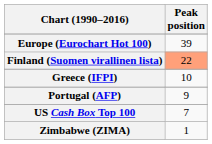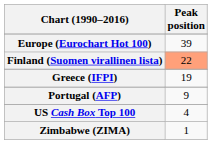(186, 78) 10 -> (186, 78) 19
(186, 113) 7 -> (186, 113) 4
